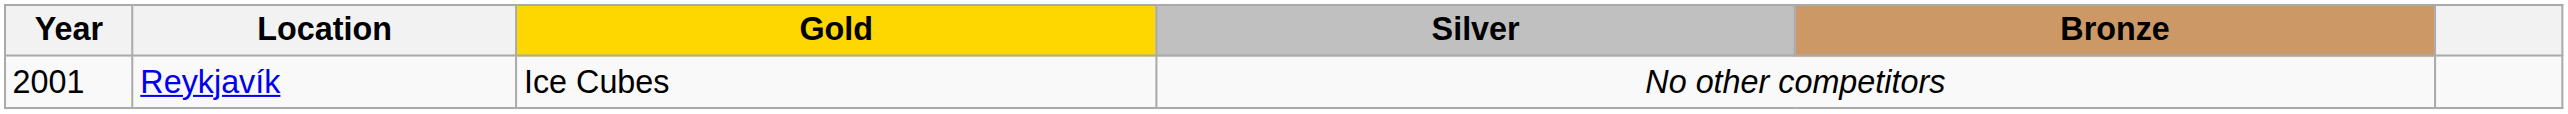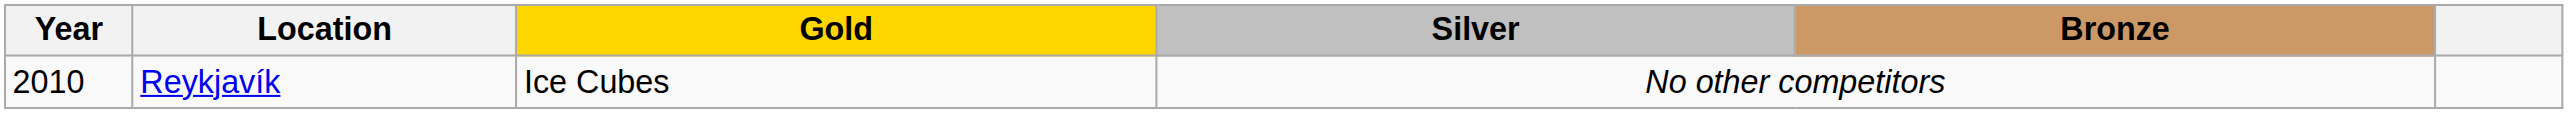(48, 81) 2001 -> (48, 81) 2010
